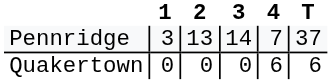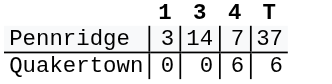- column: (200, 13)
